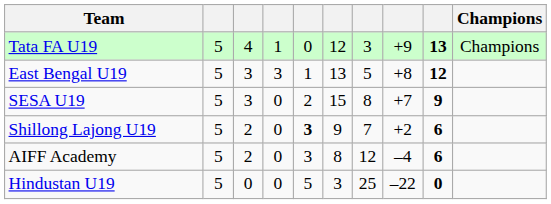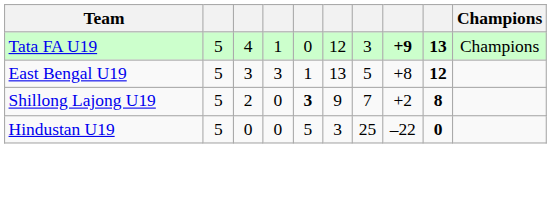(403, 45) normal -> (403, 45) bold
- row: (47, 101)
(438, 128) 6 -> (438, 101) 8
- row: (63, 156)
